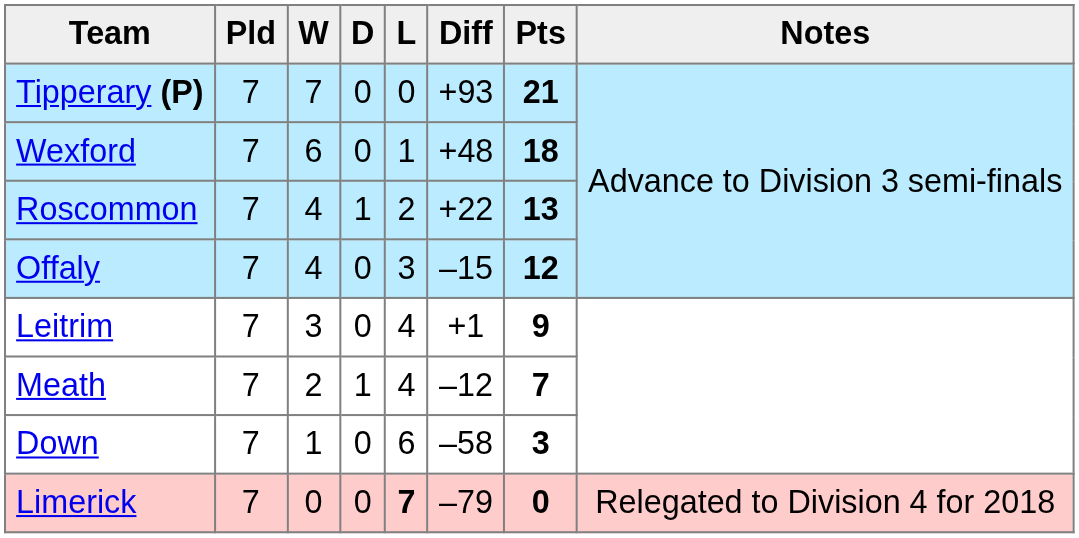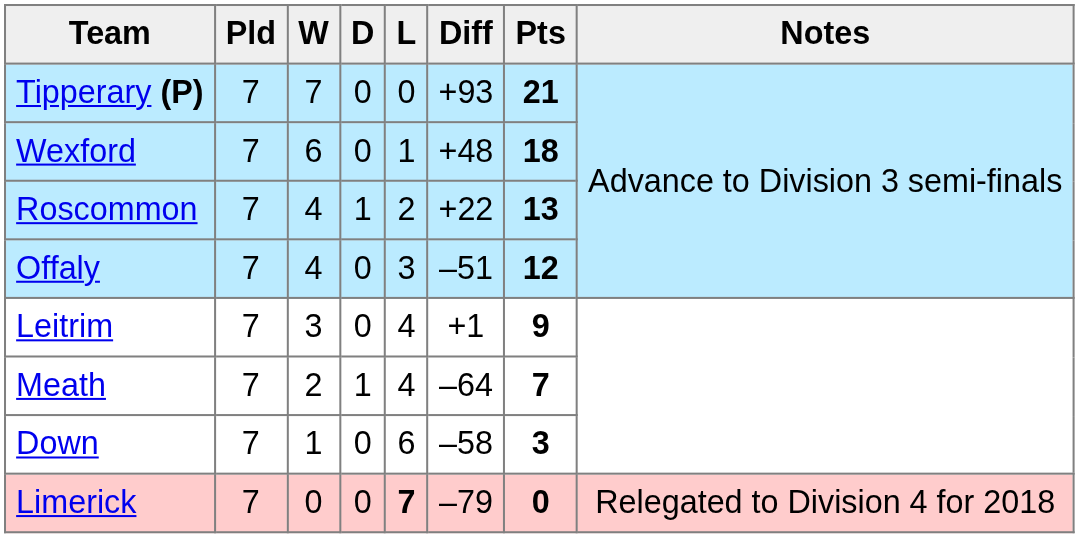(466, 268) –15 -> (466, 268) –51
(466, 385) –12 -> (466, 385) –64
